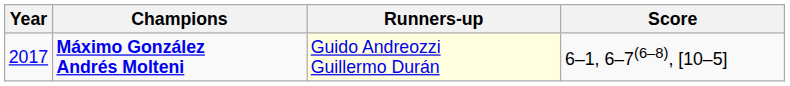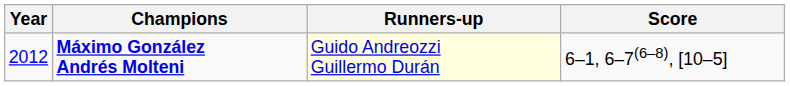(28, 57) 2017 -> (28, 57) 2012
